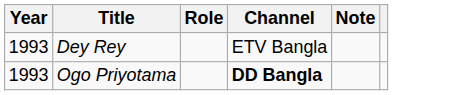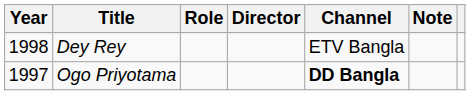+ column: (266, 18)
(29, 47) 1993 -> (29, 47) 1998
(29, 75) 1993 -> (29, 75) 1997
